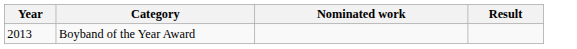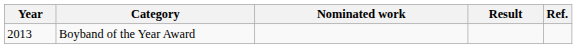+ column: (557, 14)
